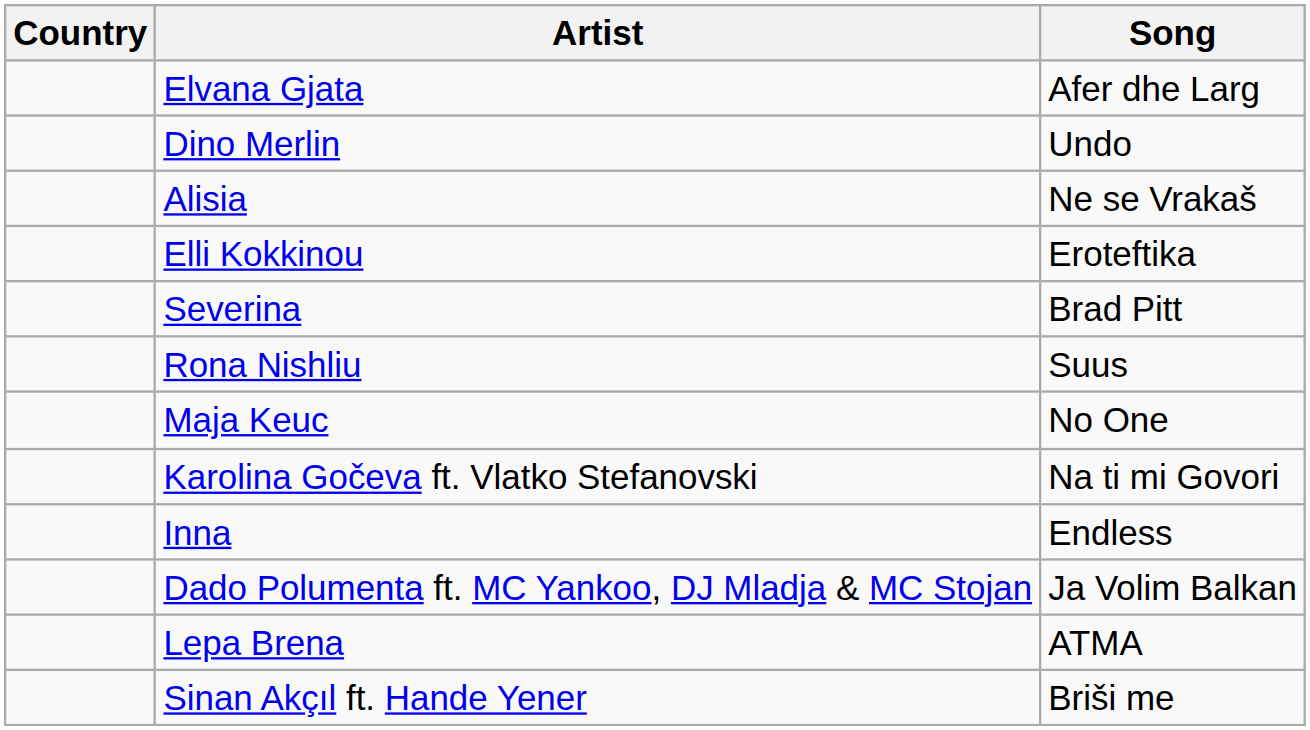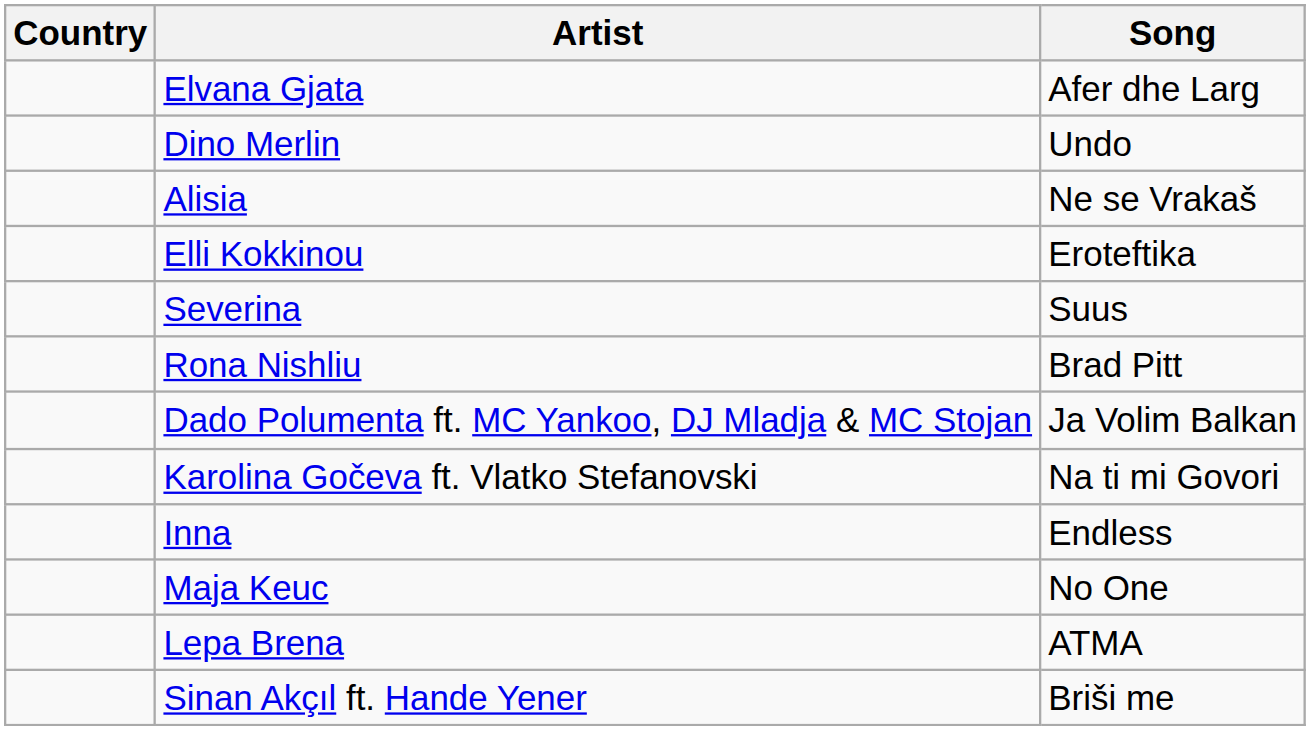(1115, 310) Brad Pitt -> (1088, 310) Suus
(1088, 365) Suus -> (1115, 365) Brad Pitt
rows swapped: (598, 586) <-> (246, 420)
